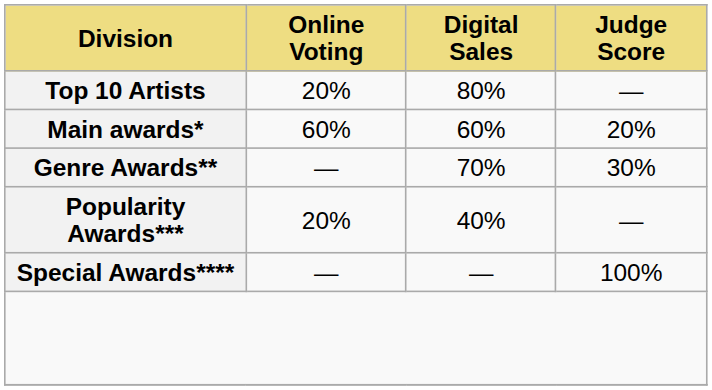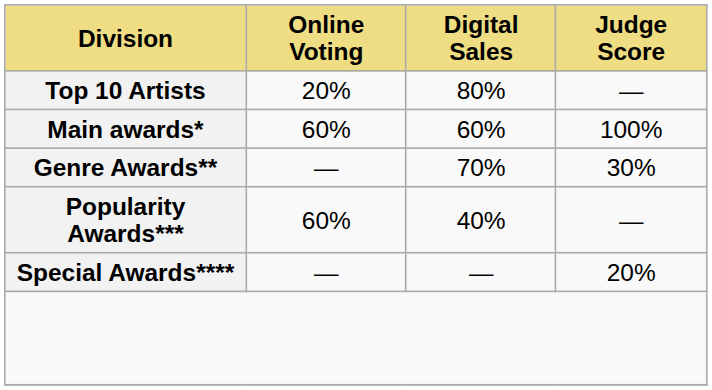(631, 129) 20% -> (631, 129) 100%
(326, 220) 20% -> (326, 220) 60%
(631, 273) 100% -> (631, 273) 20%
